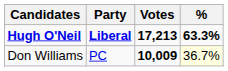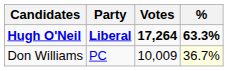(157, 35) 17,213 -> (157, 35) 17,264
(157, 55) bold -> (157, 55) normal
